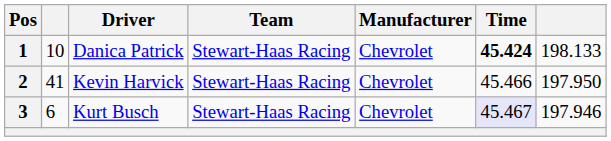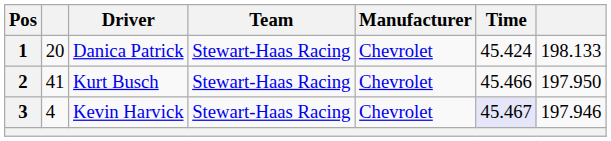(55, 50) 10 -> (55, 50) 20
(506, 50) bold -> (506, 50) normal
(128, 81) Kevin Harvick -> (116, 81) Kurt Busch
(50, 112) 6 -> (50, 112) 4
(116, 112) Kurt Busch -> (128, 112) Kevin Harvick
